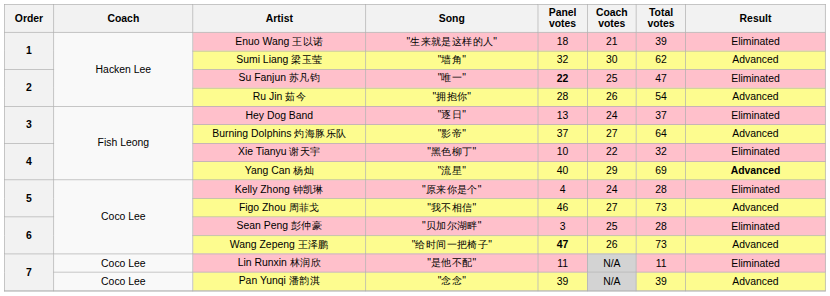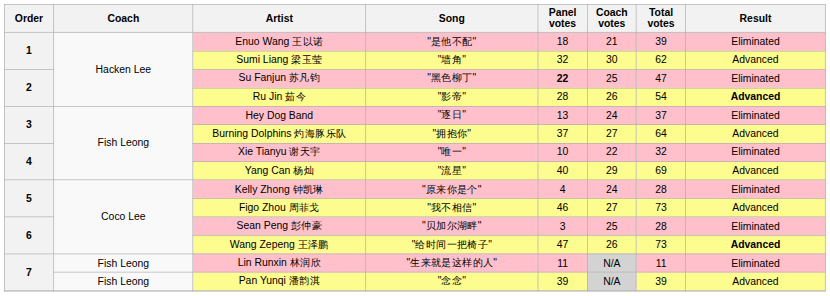(452, 41) "生来就是这样的人" -> (452, 41) "是他不配"
(452, 78) "唯一" -> (452, 78) "黑色柳丁"
(452, 96) "拥抱你" -> (452, 96) "影帝"
(755, 97) normal -> (755, 97) bold
(452, 133) "影帝" -> (452, 133) "拥抱你"
(452, 152) "黑色柳丁" -> (452, 152) "唯一"
(755, 171) bold -> (755, 171) normal
(563, 244) bold -> (563, 244) normal
(755, 244) normal -> (755, 244) bold
(123, 263) Coco Lee -> (123, 263) Fish Leong
(452, 262) "是他不配" -> (452, 262) "生来就是这样的人"
(123, 281) Coco Lee -> (123, 281) Fish Leong
